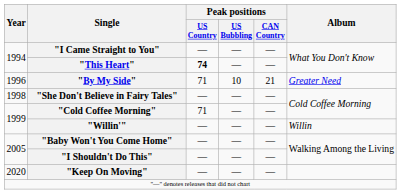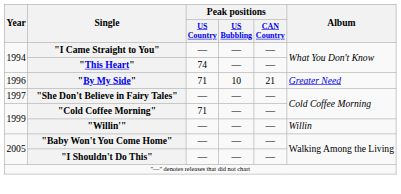(202, 65) bold -> (202, 65) normal
(16, 96) 1998 -> (16, 96) 1997
- row: (107, 172)
